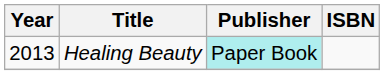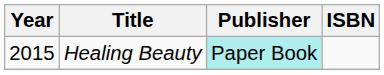(32, 52) 2013 -> (32, 52) 2015
